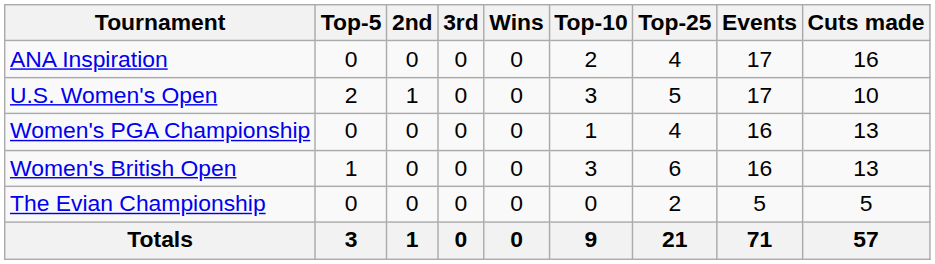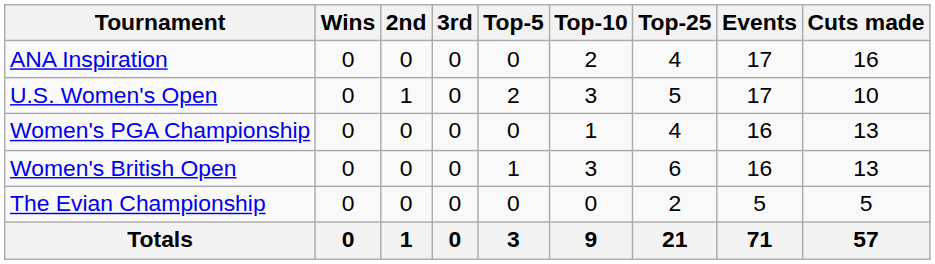columns swapped: (517, 22) <-> (351, 22)
